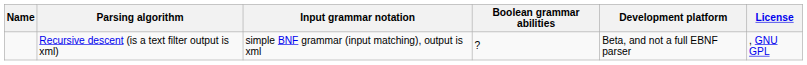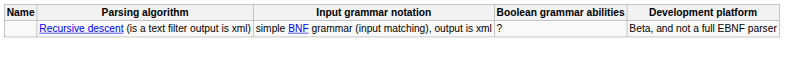- column: (775, 18)
